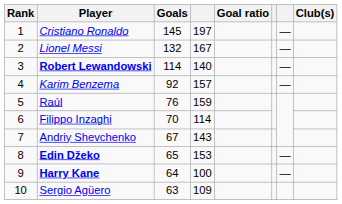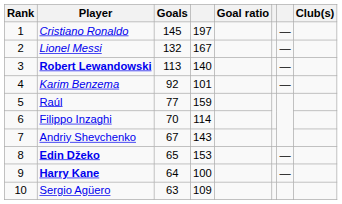(172, 66) 114 -> (172, 66) 113
(202, 84) 157 -> (202, 84) 101
(172, 102) 76 -> (172, 102) 77
